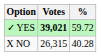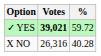(54, 43) 26,315 -> (54, 43) 26,316
